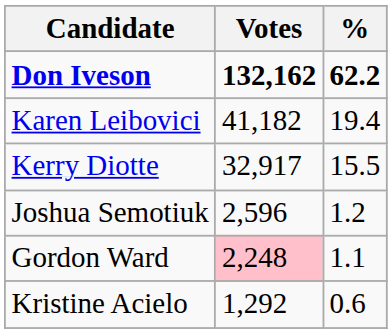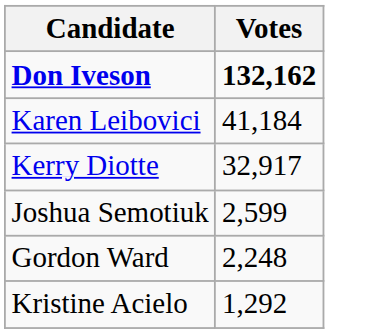- column: (355, 28)
(262, 120) 41,182 -> (262, 120) 41,184
(255, 212) 2,596 -> (255, 212) 2,599
(255, 258) pink background -> (255, 258) no background
